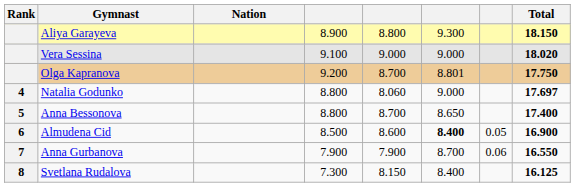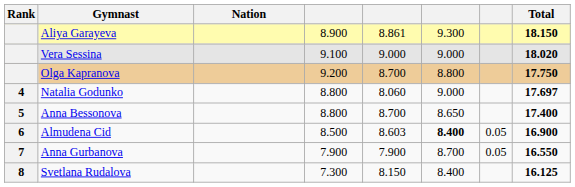(392, 33) 8.800 -> (392, 33) 8.861
(451, 73) 8.801 -> (451, 73) 8.800
(392, 132) 8.600 -> (392, 132) 8.603
(496, 152) 0.06 -> (496, 152) 0.05
